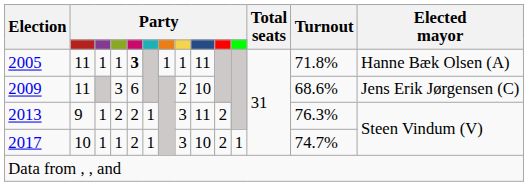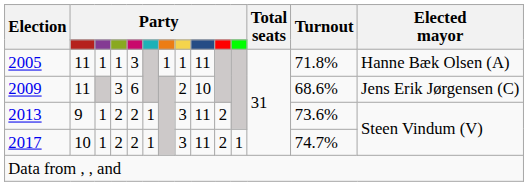(135, 62) bold -> (135, 62) normal
(316, 115) 76.3% -> (316, 115) 73.6%
(119, 141) 1 -> (119, 141) 2
(203, 141) 10 -> (203, 141) 11
